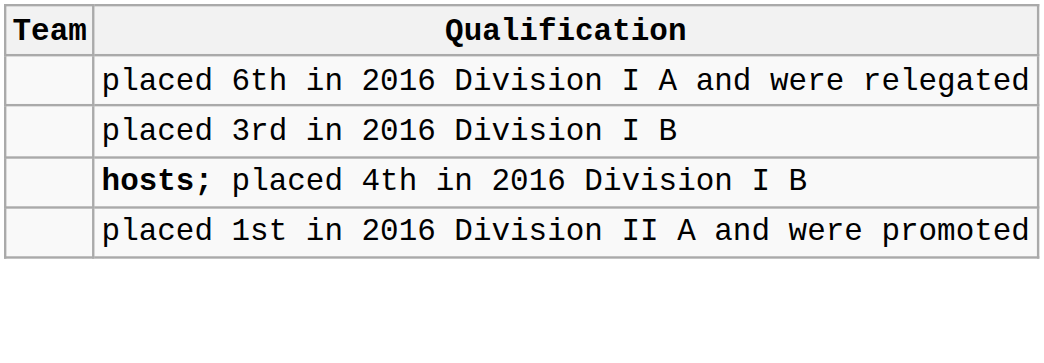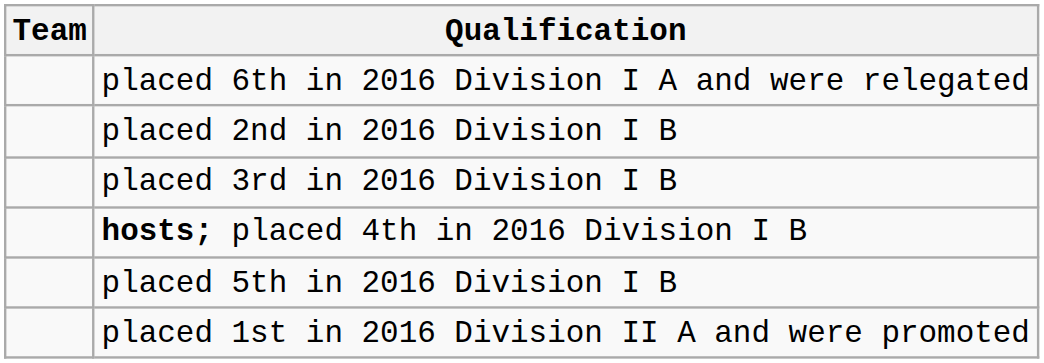+ row: (389, 131)
+ row: (389, 283)
